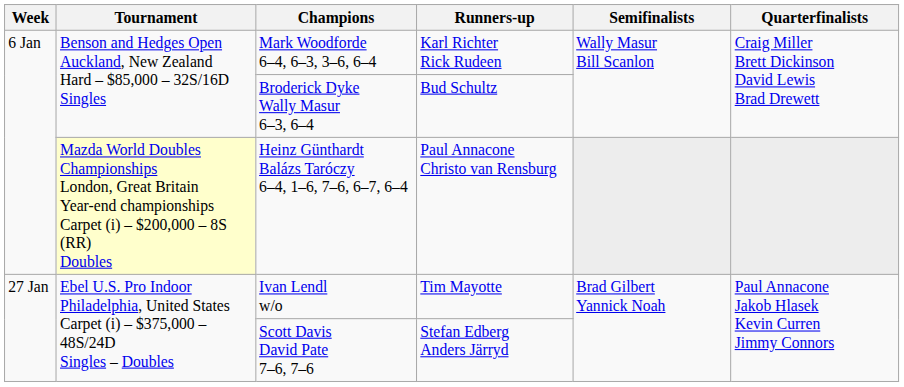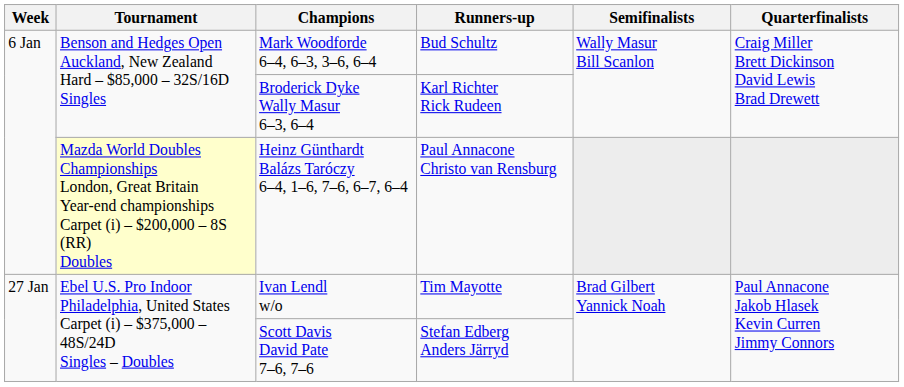(461, 52) Karl Richter Rick Rudeen -> (459, 43) Bud Schultz
(459, 87) Bud Schultz -> (461, 97) Karl Richter Rick Rudeen
